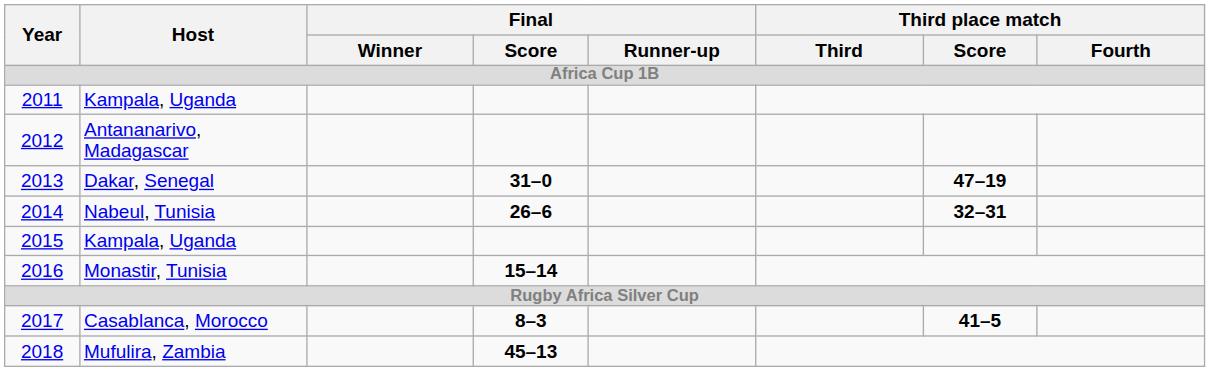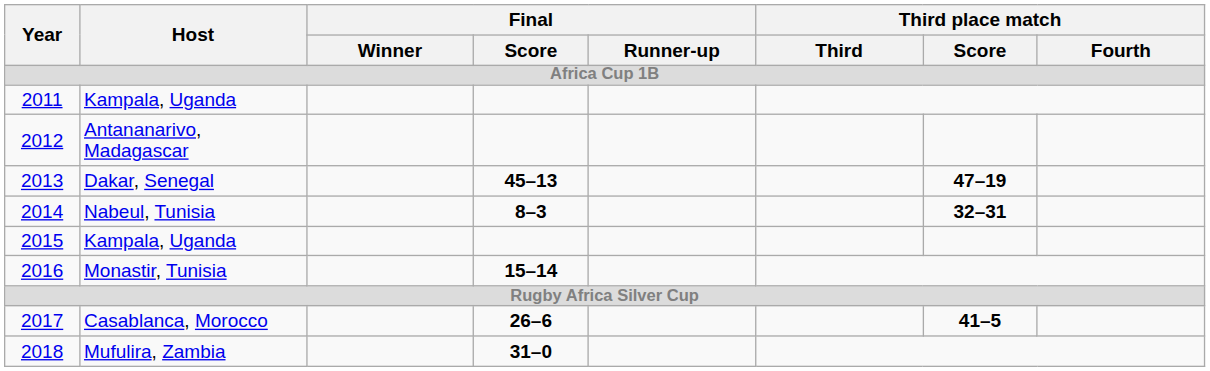(531, 181) 31–0 -> (531, 181) 45–13
(531, 211) 26–6 -> (531, 211) 8–3
(531, 321) 8–3 -> (531, 321) 26–6
(531, 351) 45–13 -> (531, 351) 31–0
